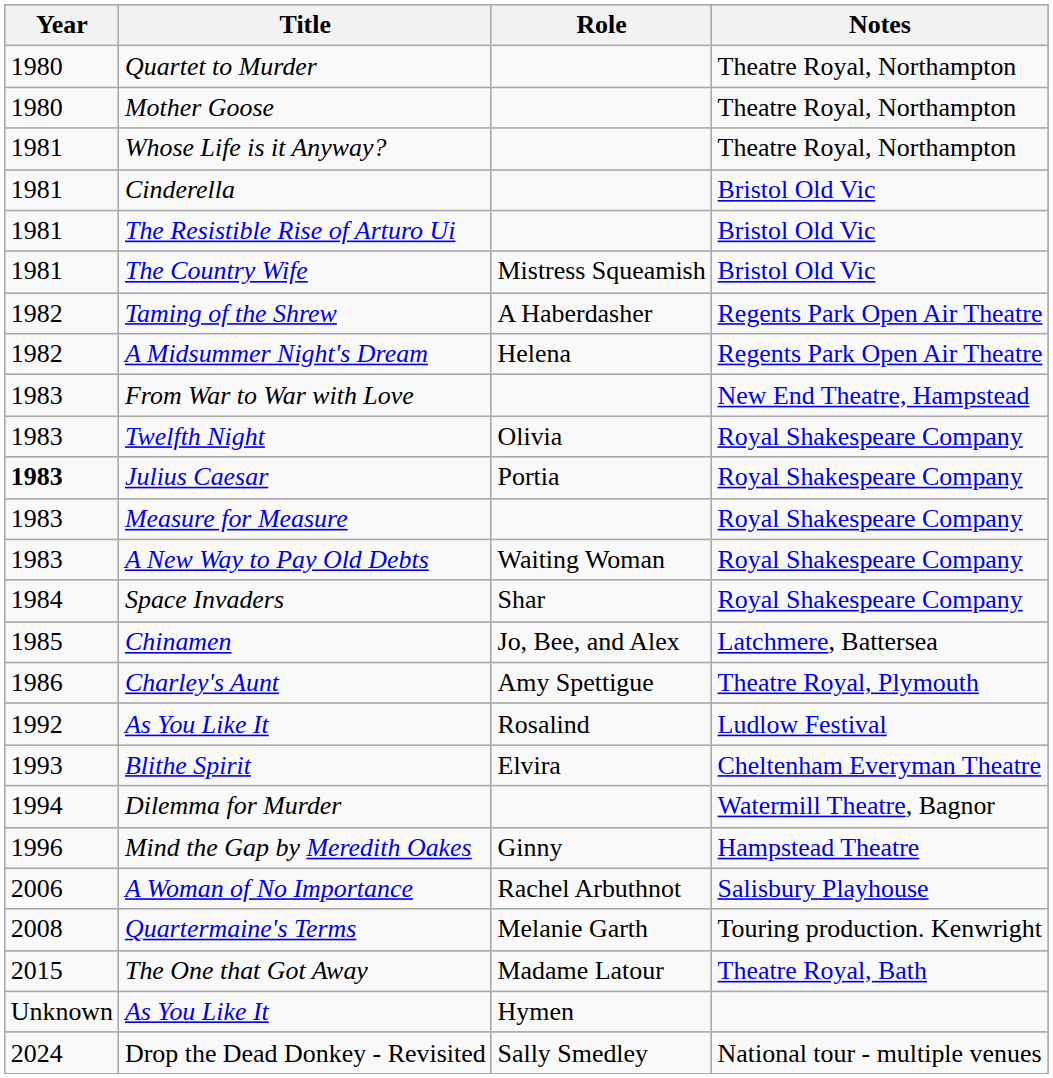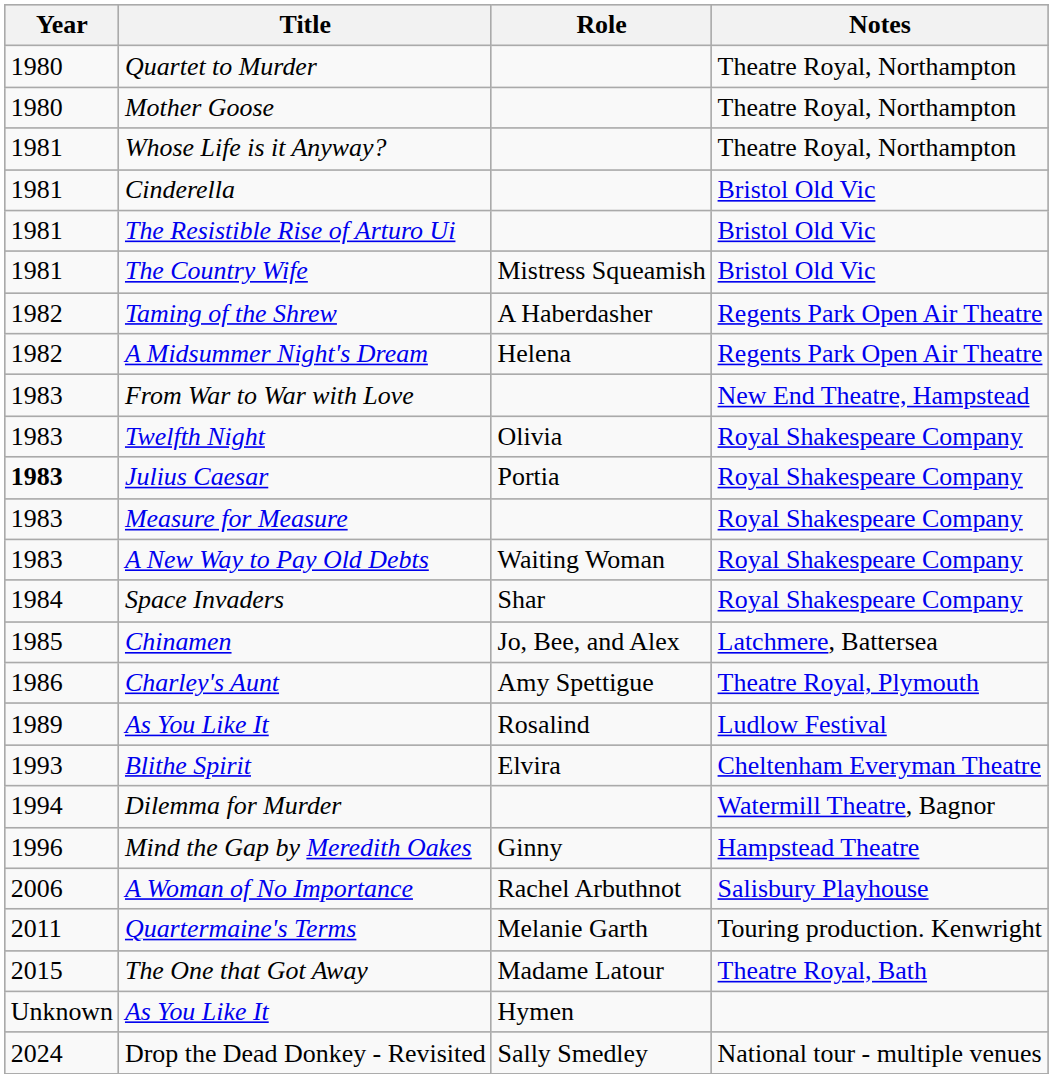(37, 723) 1992 -> (37, 723) 1989
(37, 929) 2008 -> (36, 929) 2011
